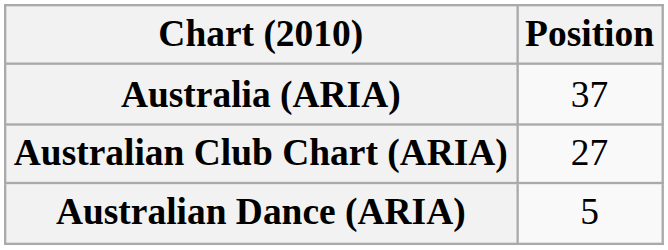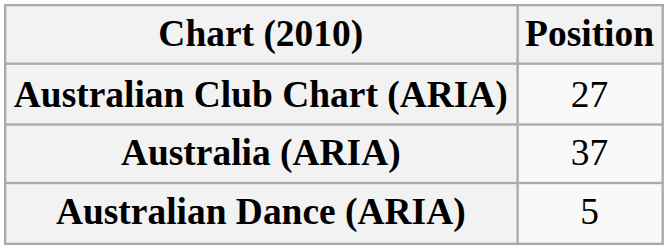rows swapped: (261, 93) <-> (261, 152)
